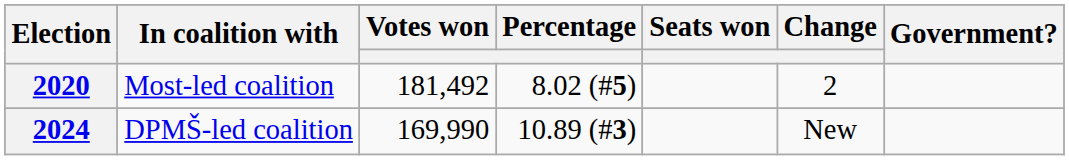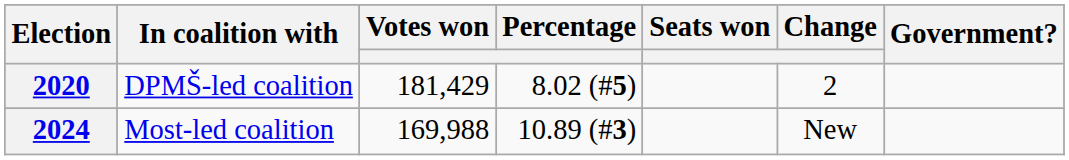(229, 85) Most-led coalition -> (239, 85) DPMŠ-led coalition
(443, 85) 181,492 -> (443, 85) 181,429
(239, 130) DPMŠ-led coalition -> (229, 130) Most-led coalition
(443, 130) 169,990 -> (443, 130) 169,988
